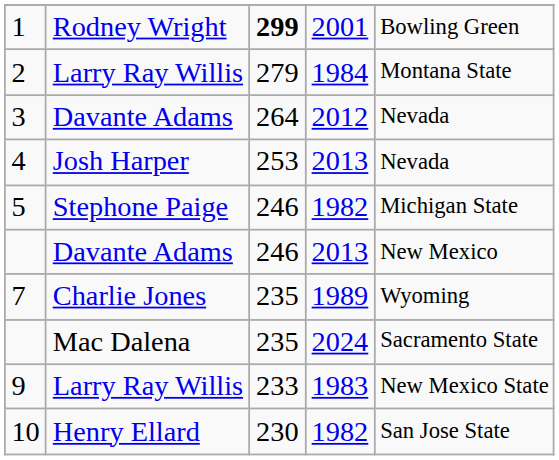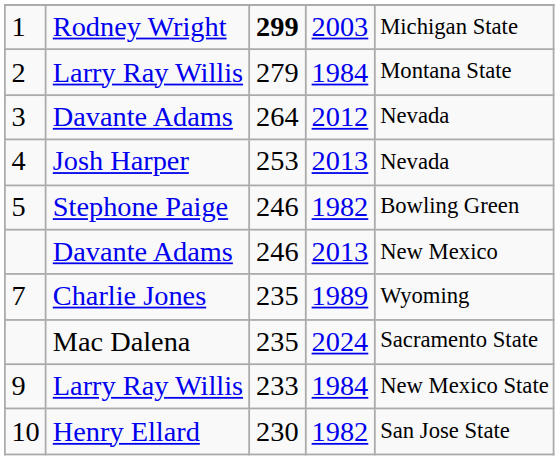(340, 26) 2001 -> (340, 26) 2003
(450, 26) Bowling Green -> (449, 26) Michigan State
(449, 206) Michigan State -> (450, 206) Bowling Green
(340, 386) 1983 -> (340, 386) 1984
